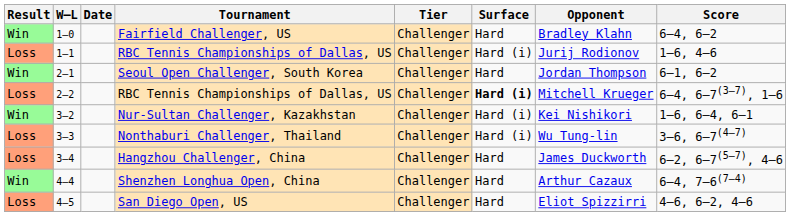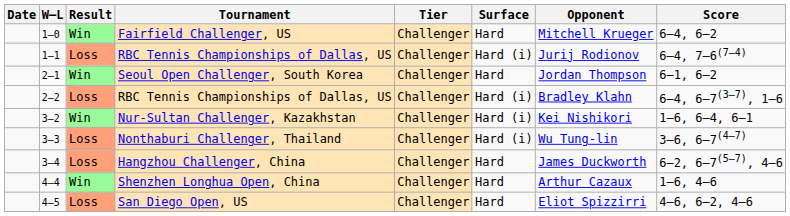columns swapped: (29, 14) <-> (98, 14)
(585, 34) Bradley Klahn -> (596, 34) Mitchell Krueger
(688, 53) 1–6, 4–6 -> (703, 55) 6–4, 7–6(7–4)
(504, 94) bold -> (504, 97) normal
(596, 94) Mitchell Krueger -> (585, 97) Bradley Klahn
(703, 181) 6–4, 7–6(7–4) -> (688, 182) 1–6, 4–6
